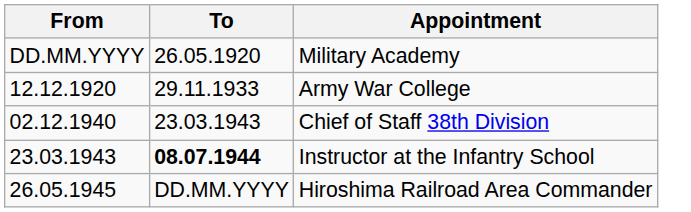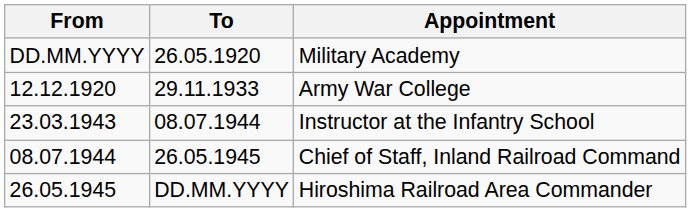- row: (424, 122)
(207, 156) bold -> (207, 122) normal
+ row: (490, 156)
